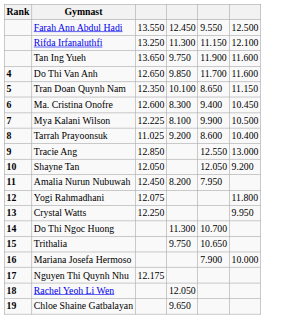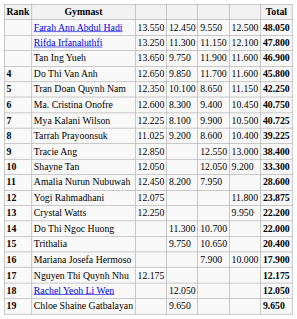+ column: (276, 12)
